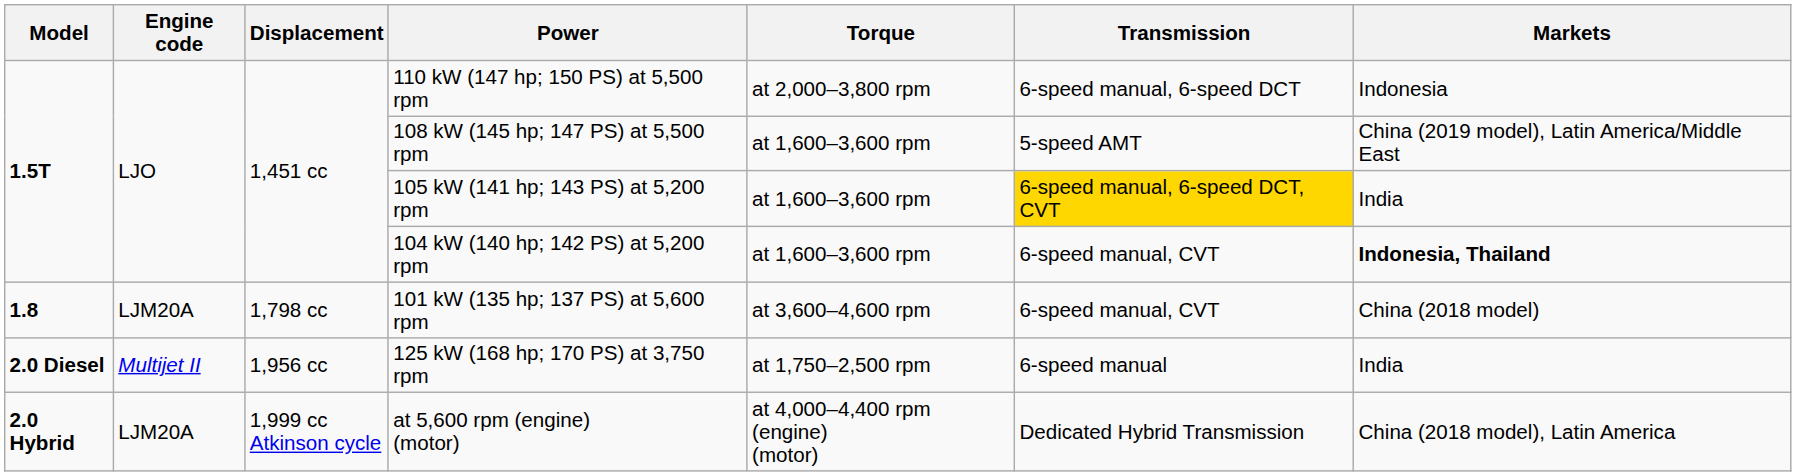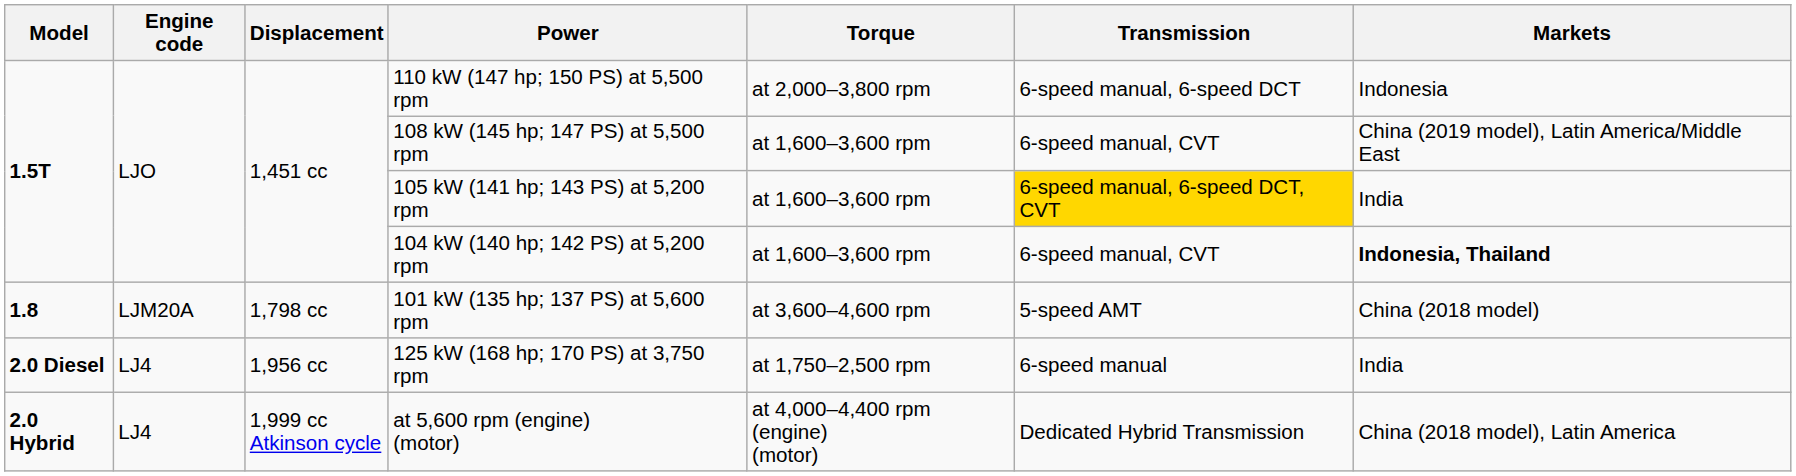(1081, 144) 5-speed AMT -> (1119, 144) 6-speed manual, CVT
(1119, 310) 6-speed manual, CVT -> (1081, 310) 5-speed AMT
(159, 365) Multijet II -> (135, 365) LJ4
(156, 432) LJM20A -> (135, 432) LJ4
